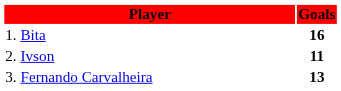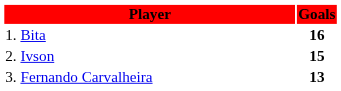(317, 56) 11 -> (317, 56) 15
